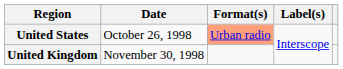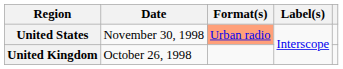(147, 34) October 26, 1998 -> (154, 34) November 30, 1998
(154, 54) November 30, 1998 -> (147, 54) October 26, 1998
